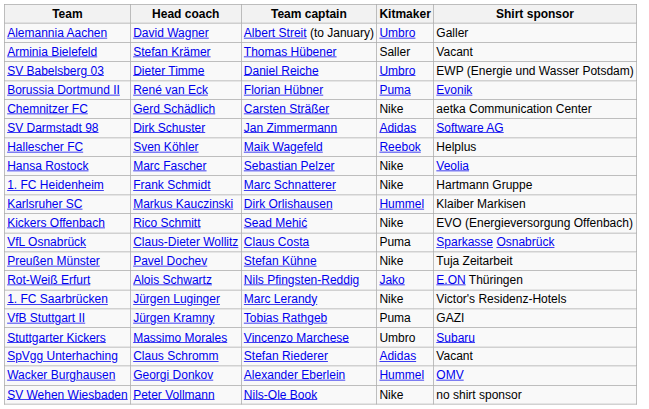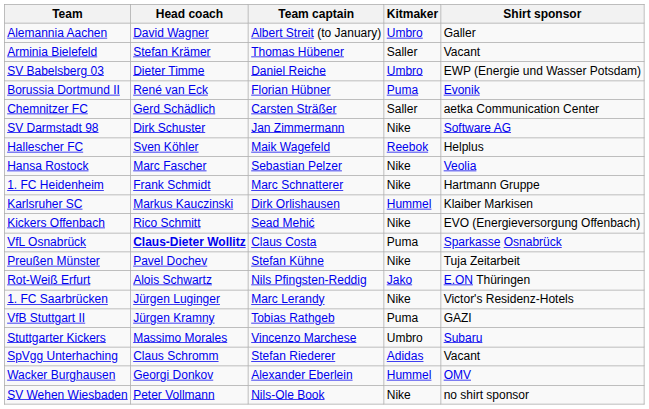(391, 109) Nike -> (402, 109) Saller
(398, 128) Adidas -> (399, 128) Nike
(186, 242) normal -> (189, 242) bold
